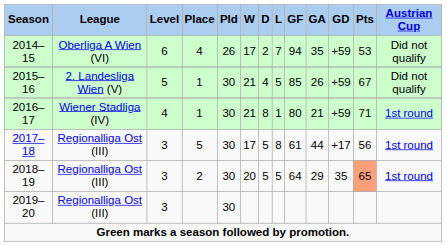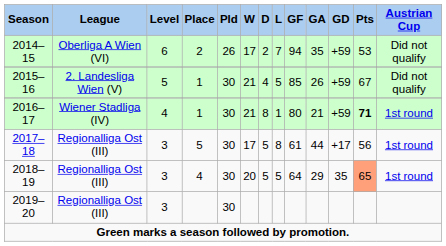(200, 51) 4 -> (200, 51) 2
(365, 113) normal -> (365, 113) bold
(200, 176) 2 -> (200, 176) 4
